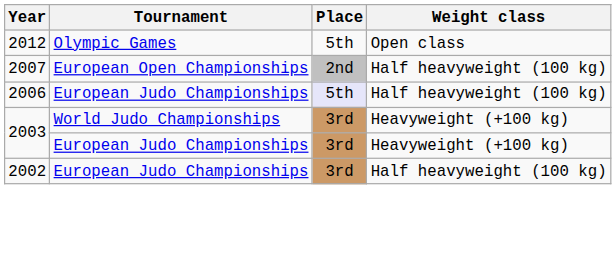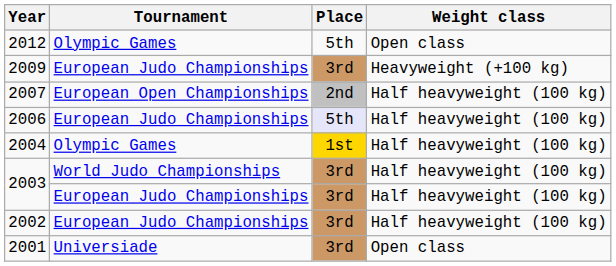+ row: (27, 69)
+ row: (27, 146)
(470, 120) Heavyweight (+100 kg) -> (489, 171) Half heavyweight (100 kg)
(470, 146) Heavyweight (+100 kg) -> (489, 197) Half heavyweight (100 kg)
+ row: (27, 248)
